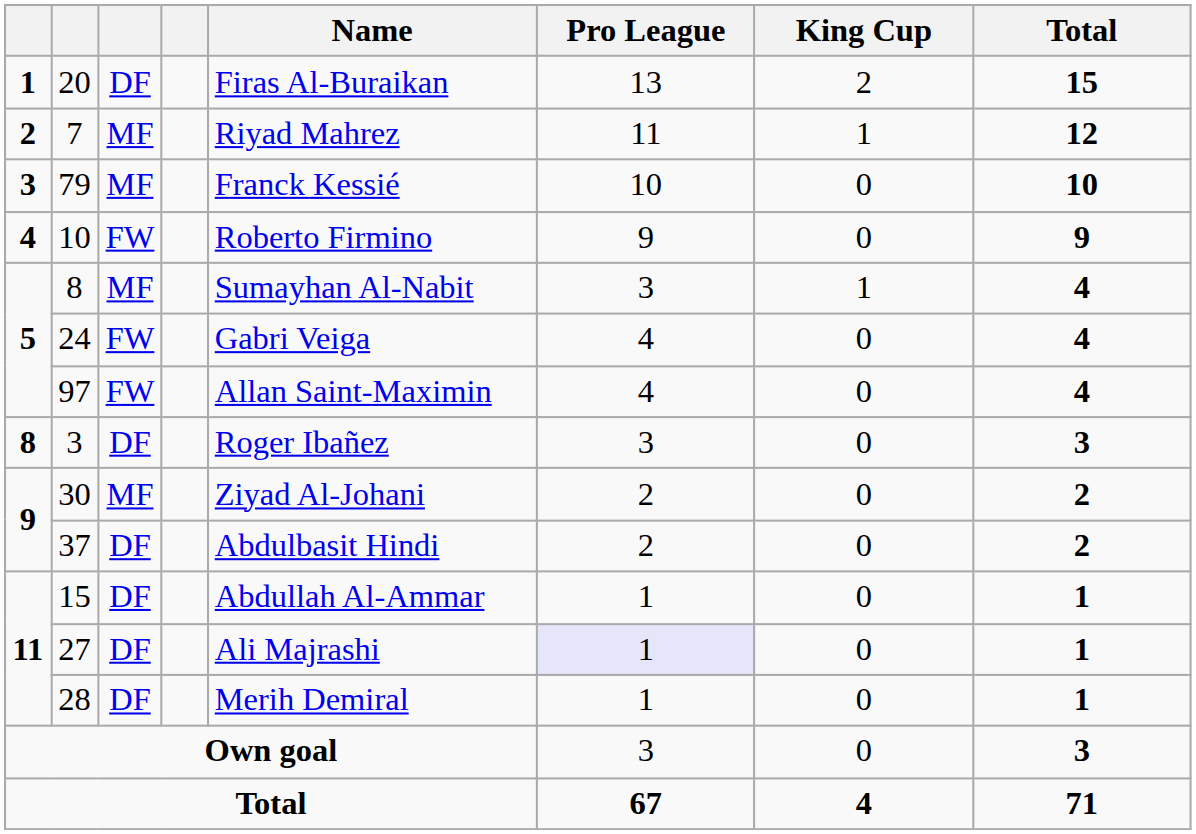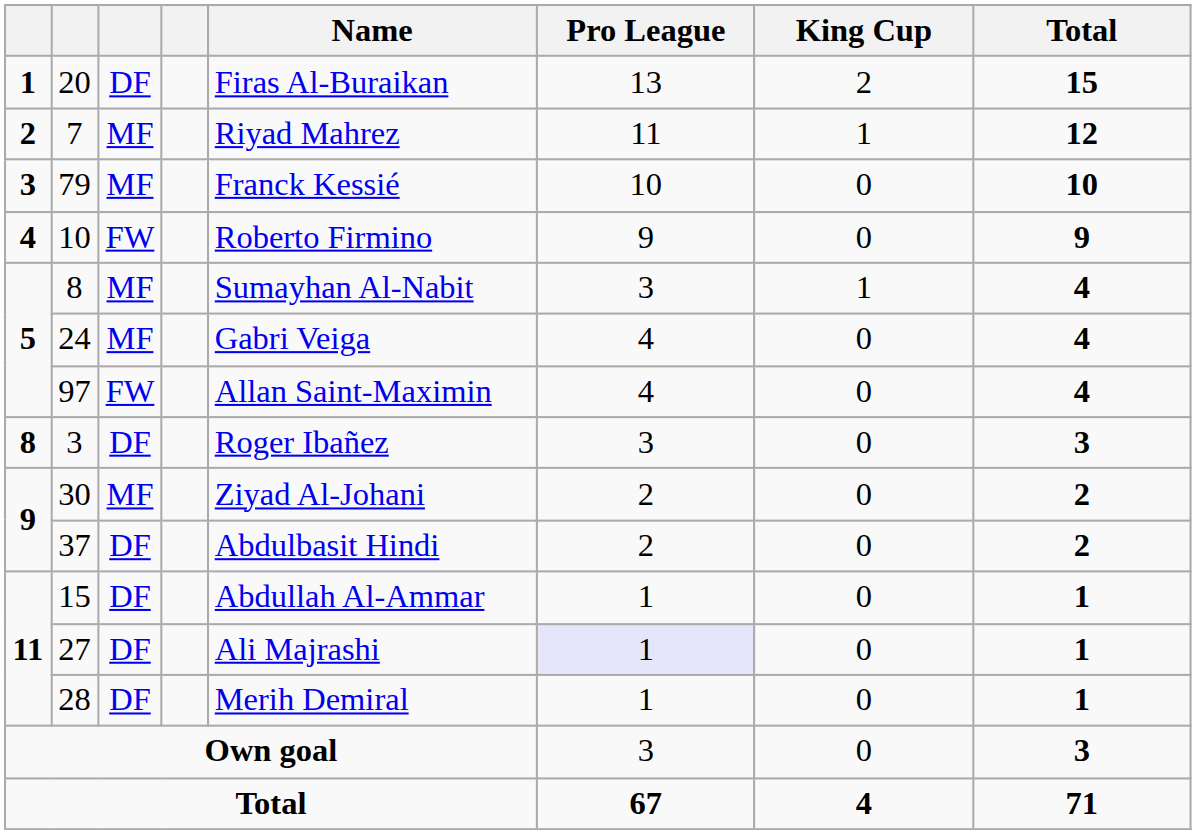(130, 339) FW -> (130, 339) MF
